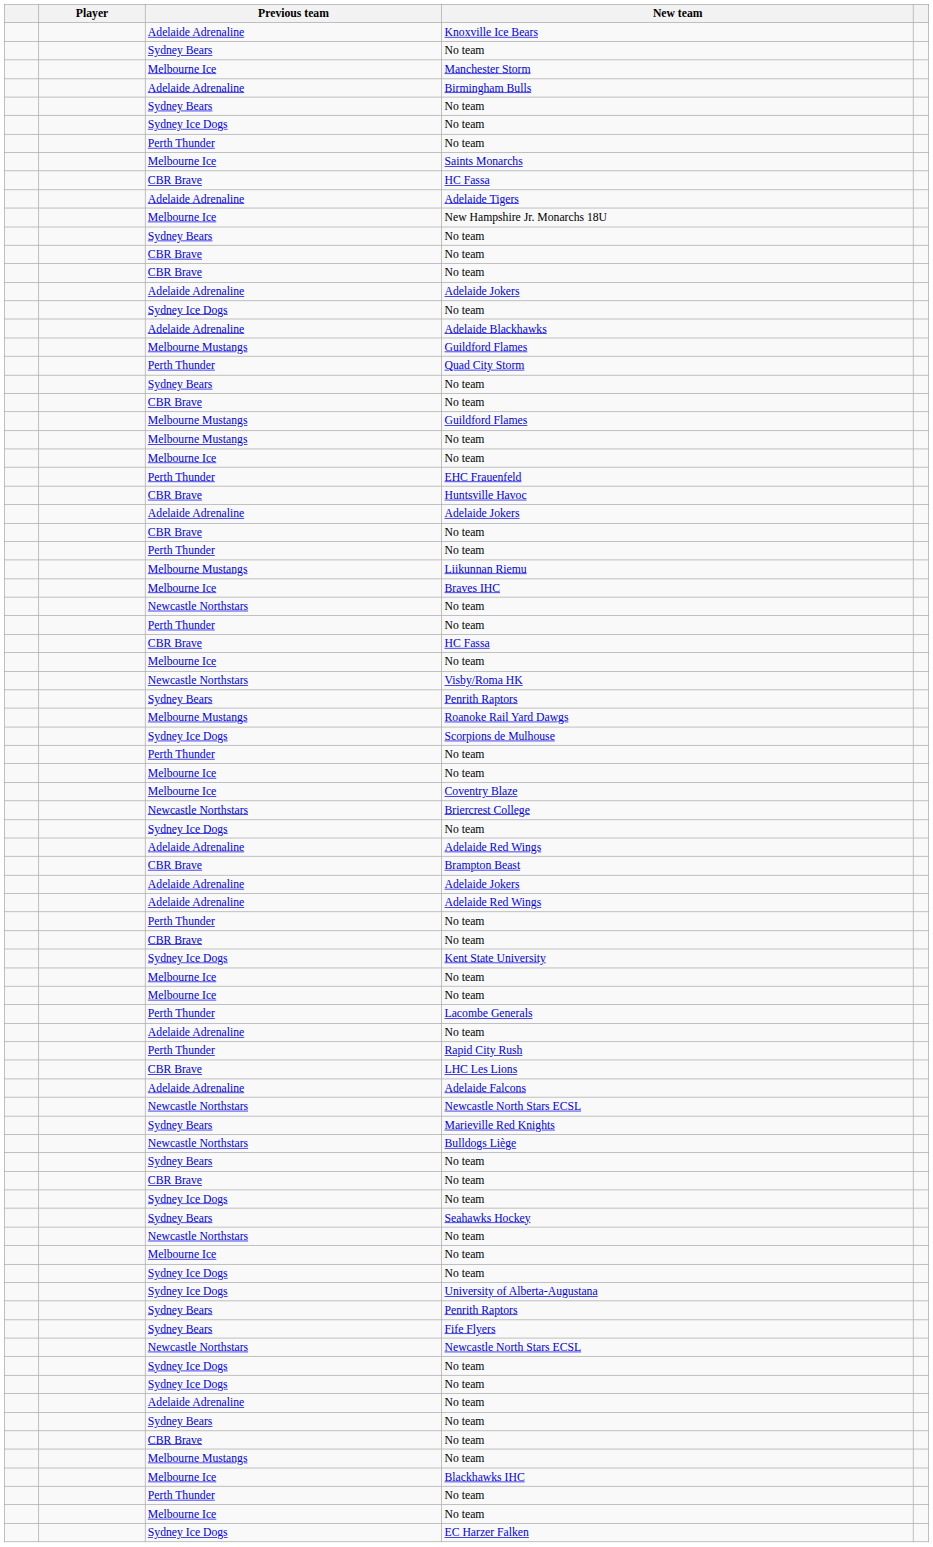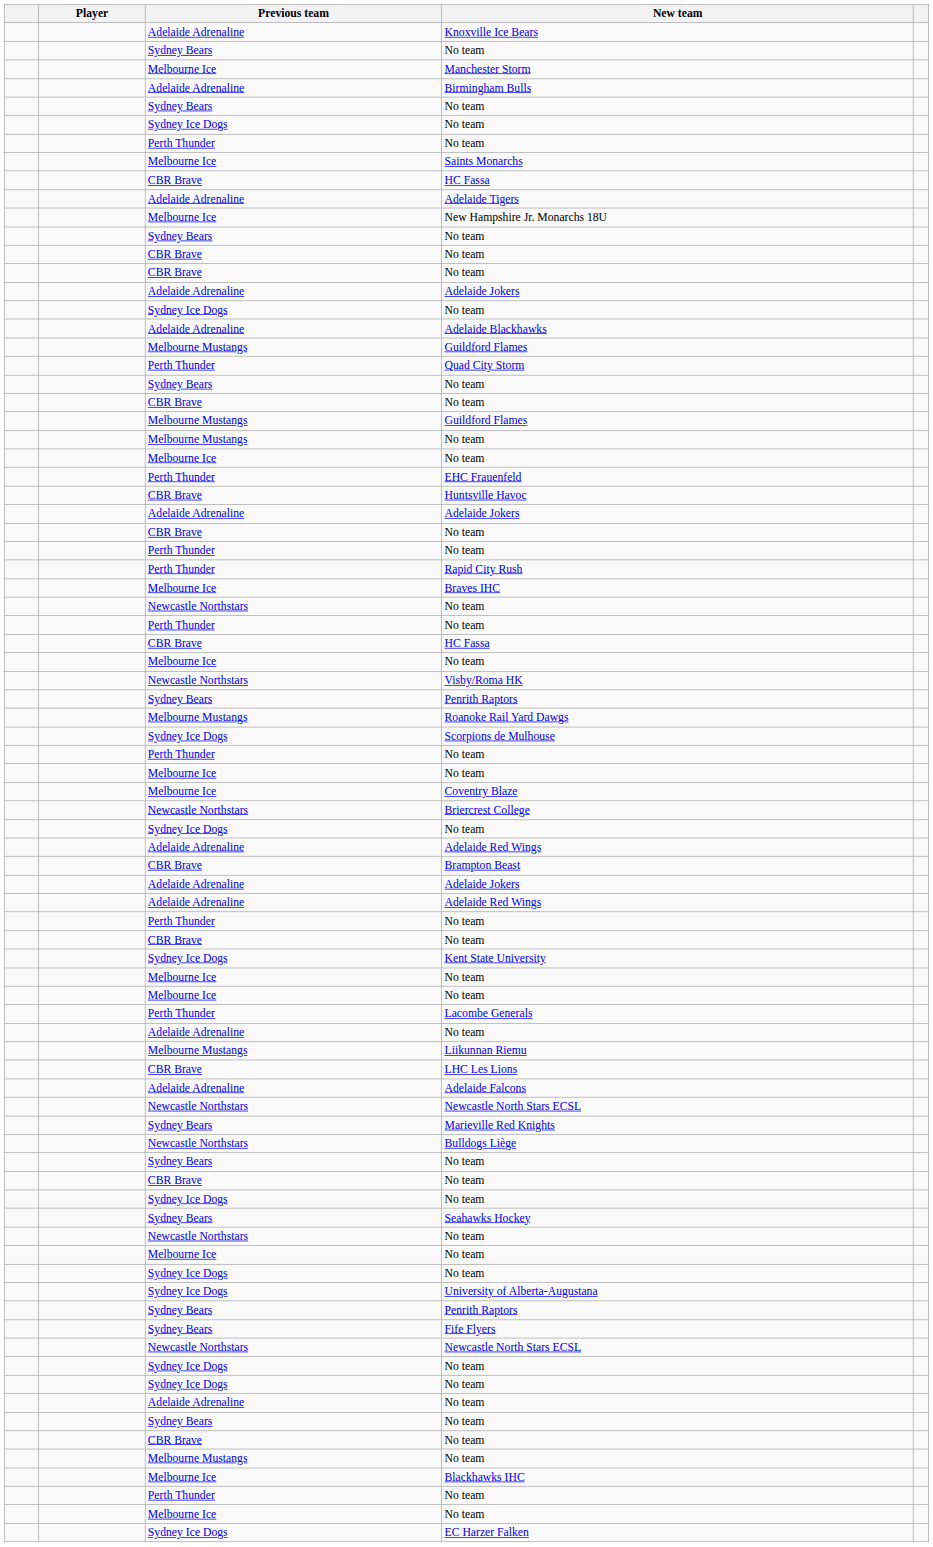rows swapped: (181, 1051) <-> (198, 569)
